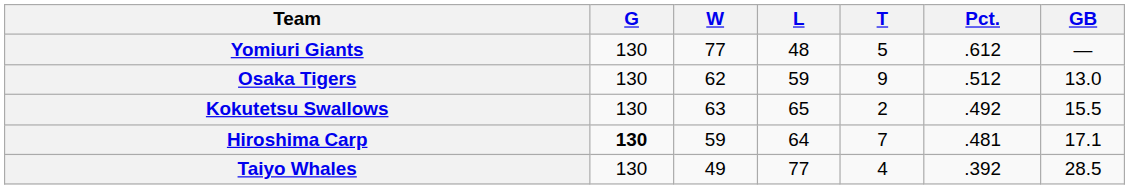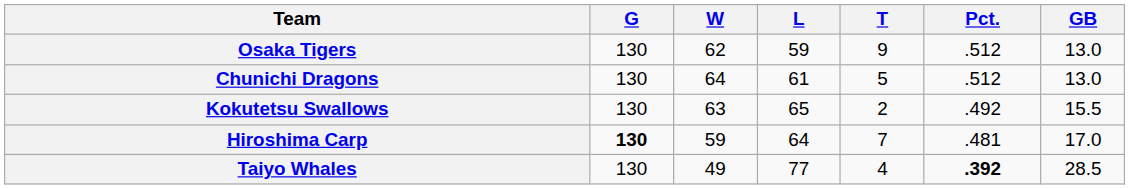- row: (297, 49)
+ row: (297, 79)
(1083, 139) 17.1 -> (1083, 139) 17.0
(983, 169) normal -> (983, 169) bold
